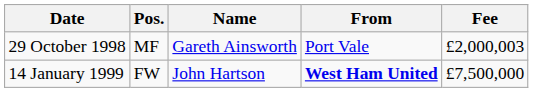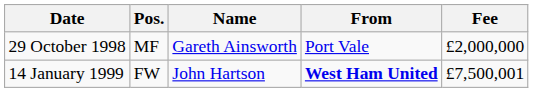(485, 45) £2,000,003 -> (485, 45) £2,000,000
(485, 73) £7,500,000 -> (485, 73) £7,500,001
